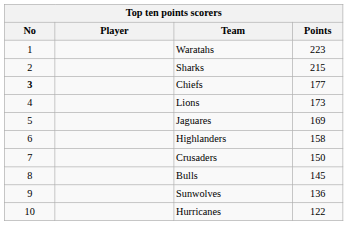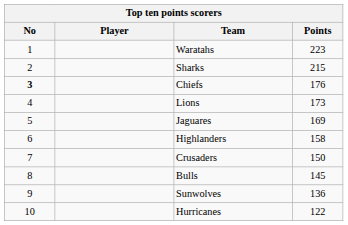(318, 85) 177 -> (318, 85) 176
